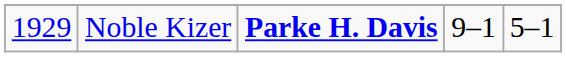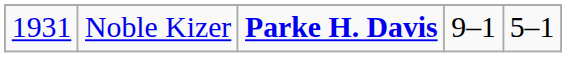(42, 28) 1929 -> (42, 28) 1931
